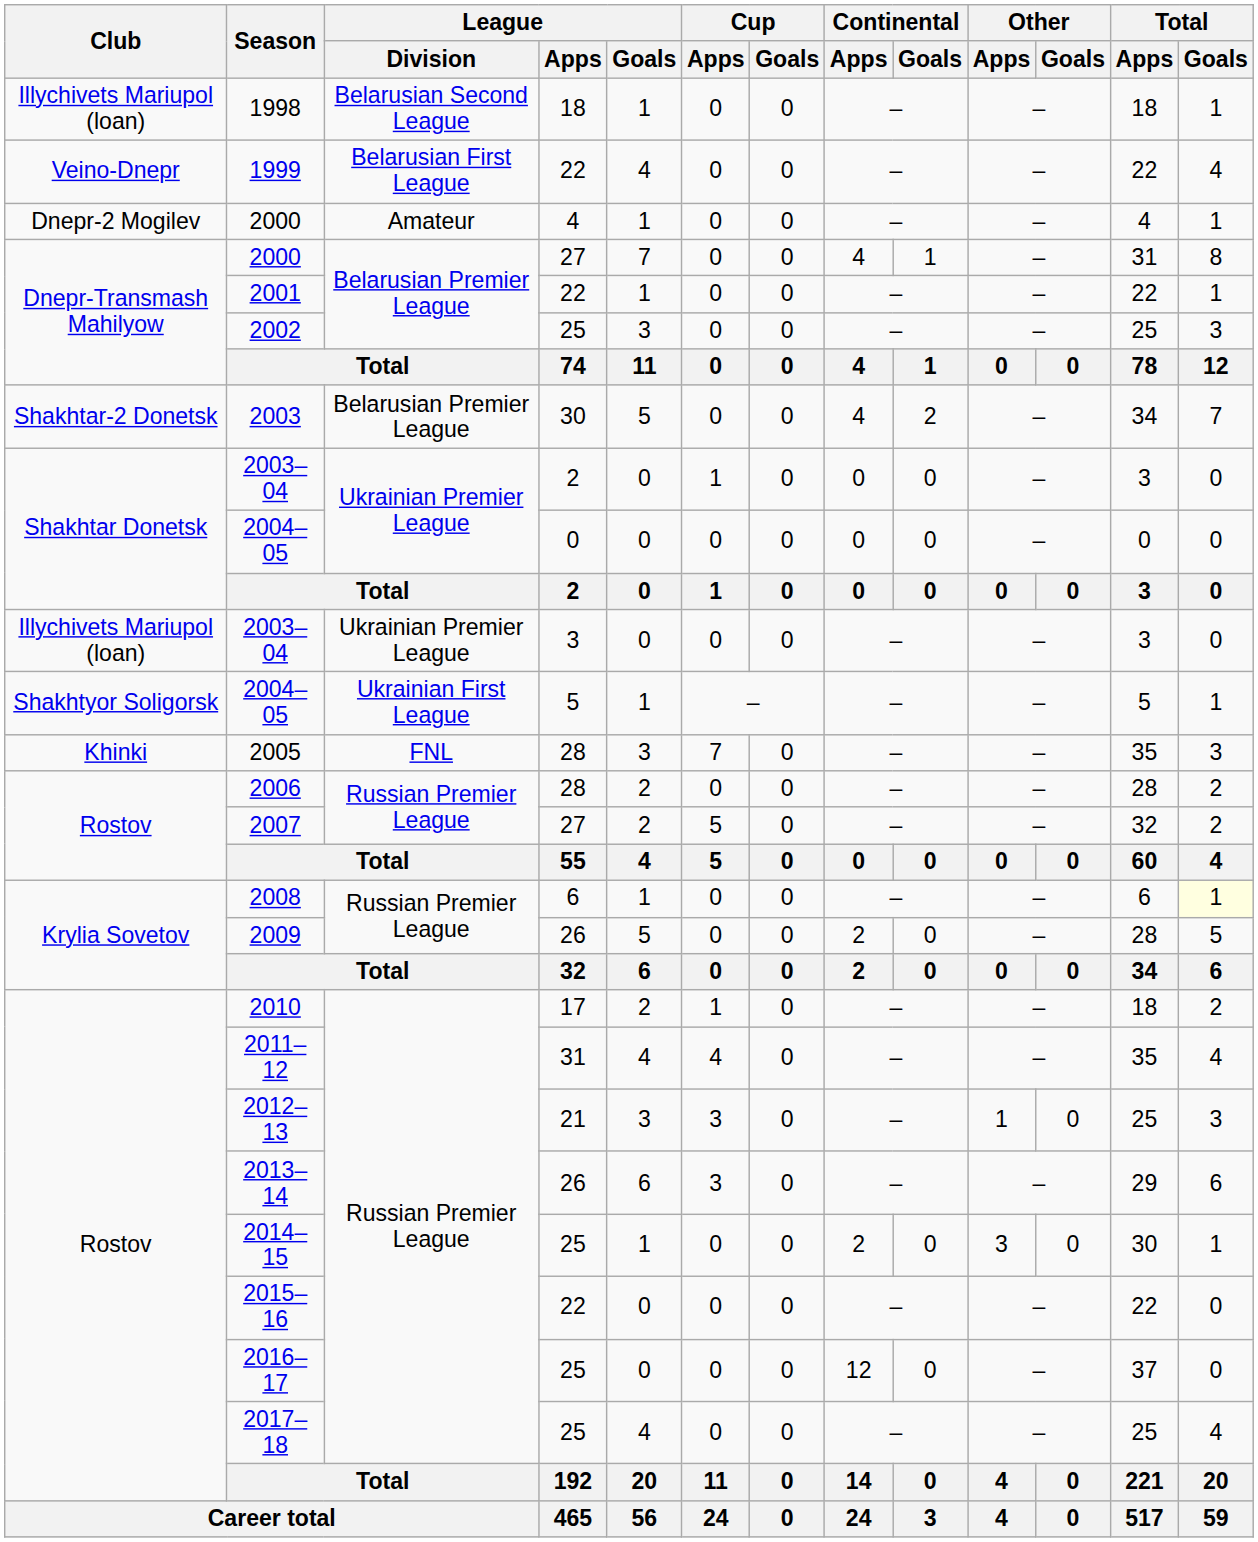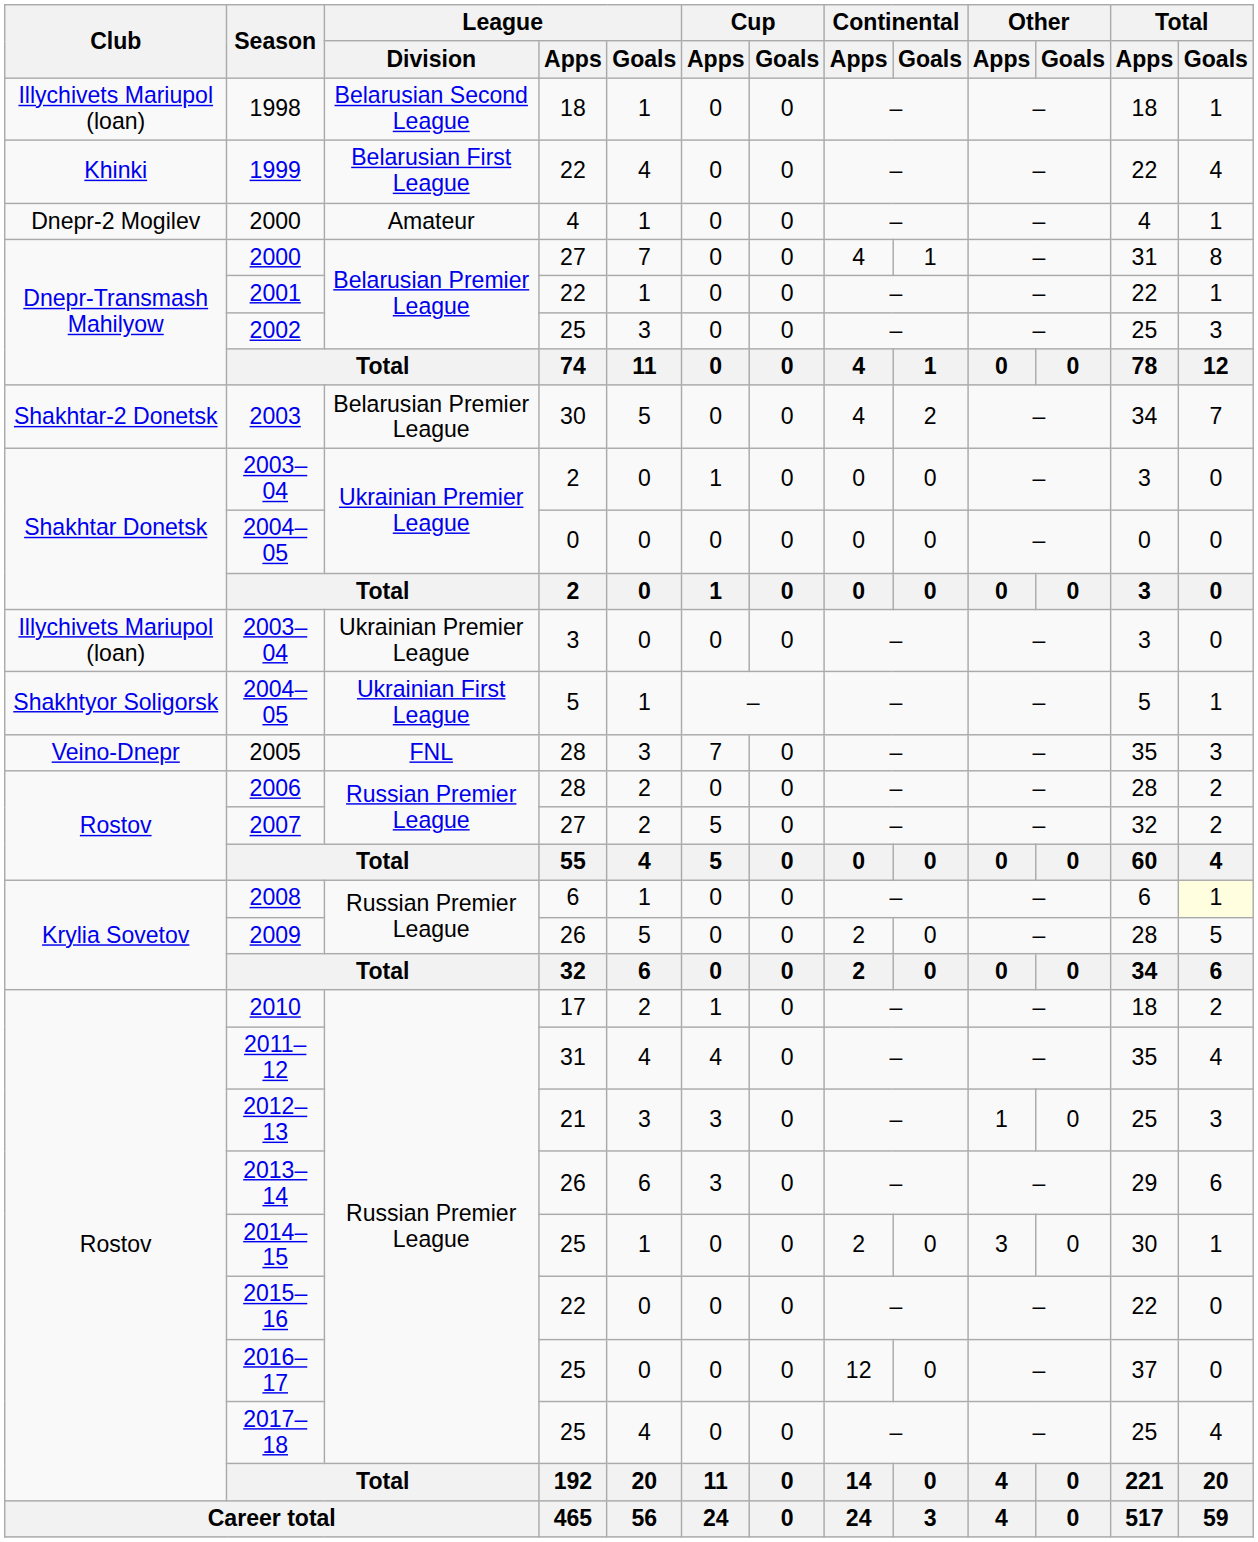(116, 171) Veino-Dnepr -> (116, 171) Khinki
(116, 752) Khinki -> (116, 752) Veino-Dnepr
